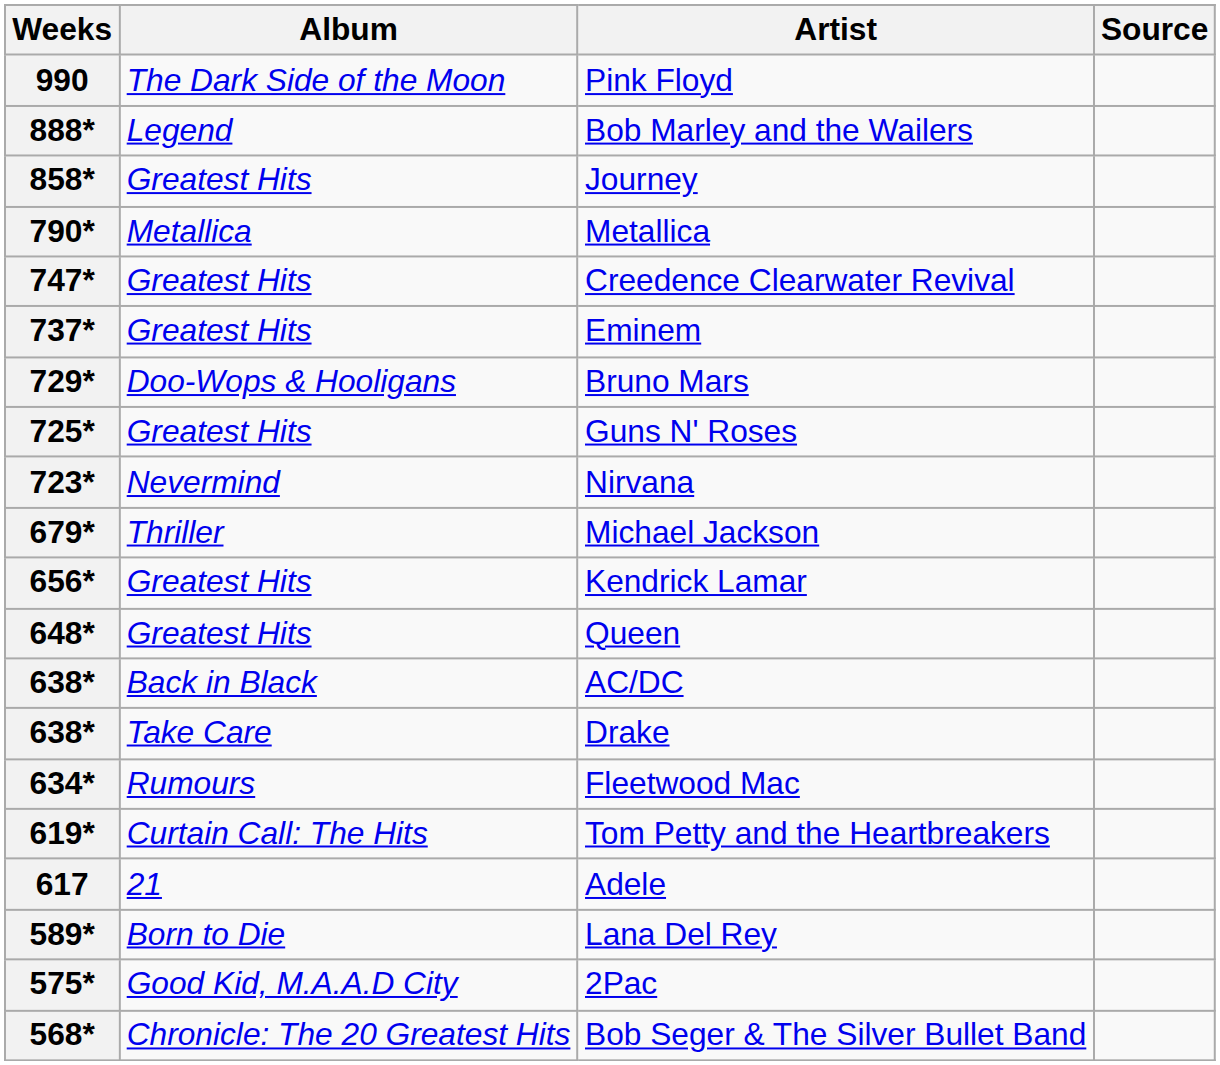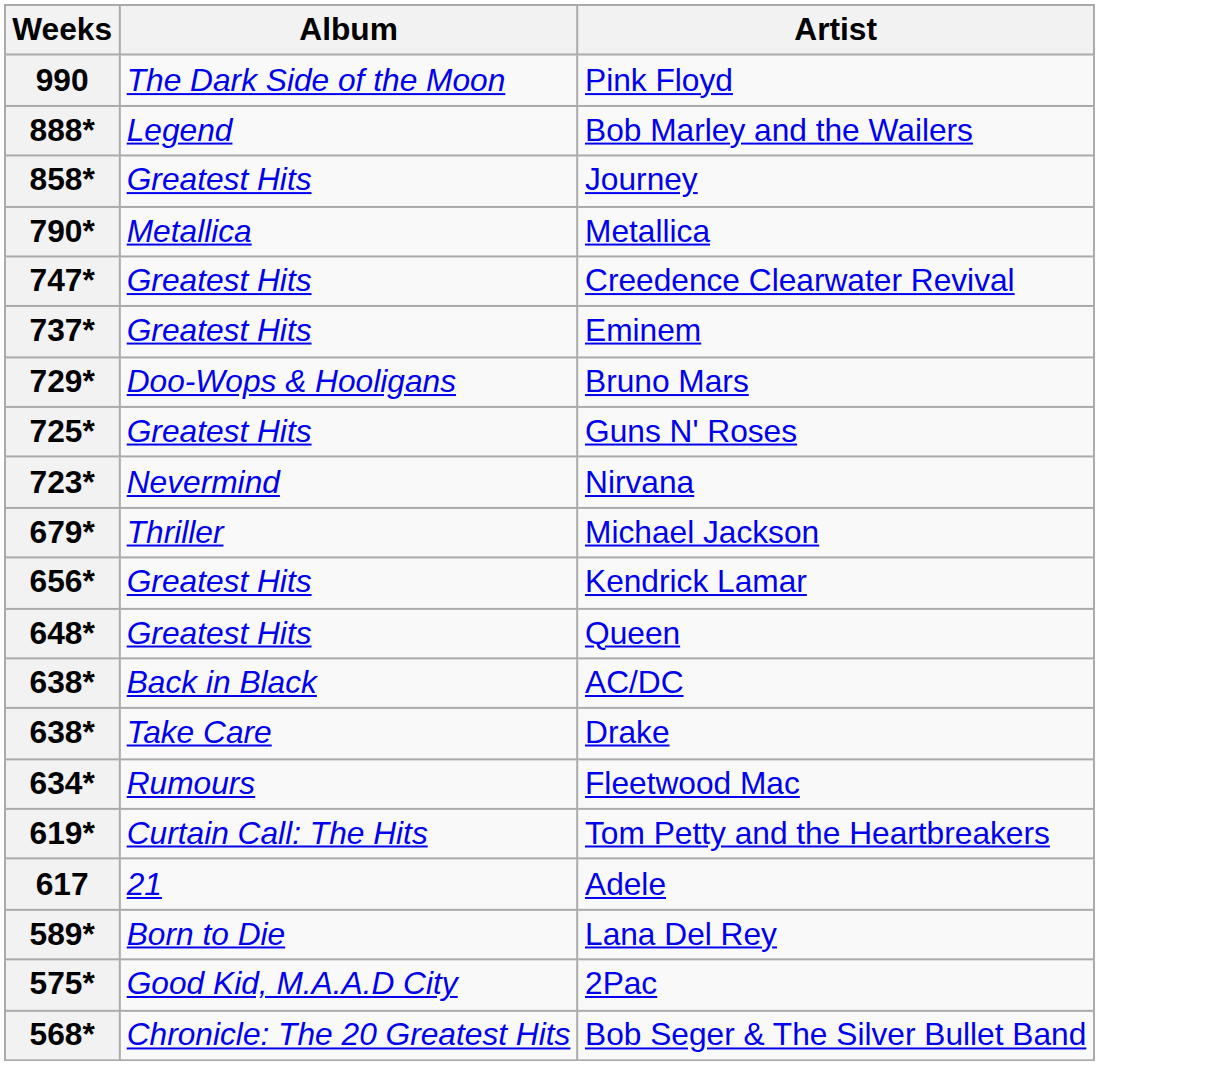- column: (1155, 29)
